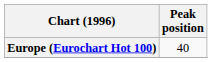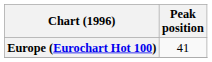(183, 47) 40 -> (183, 47) 41
